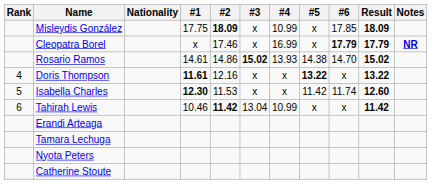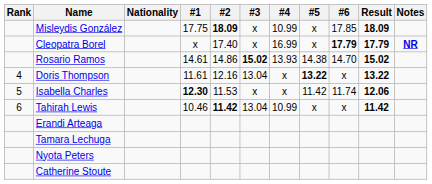(225, 44) 17.46 -> (225, 44) 17.40
(195, 76) bold -> (195, 76) normal
(255, 76) x -> (255, 76) 13.04
(377, 92) 12.60 -> (377, 92) 12.06
